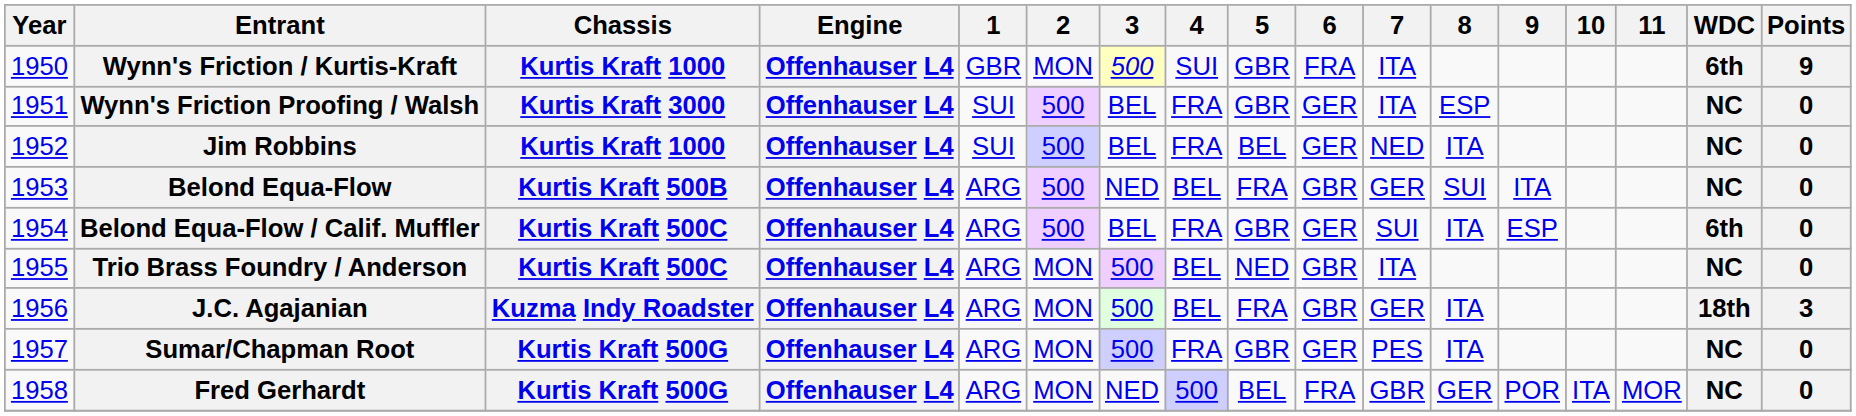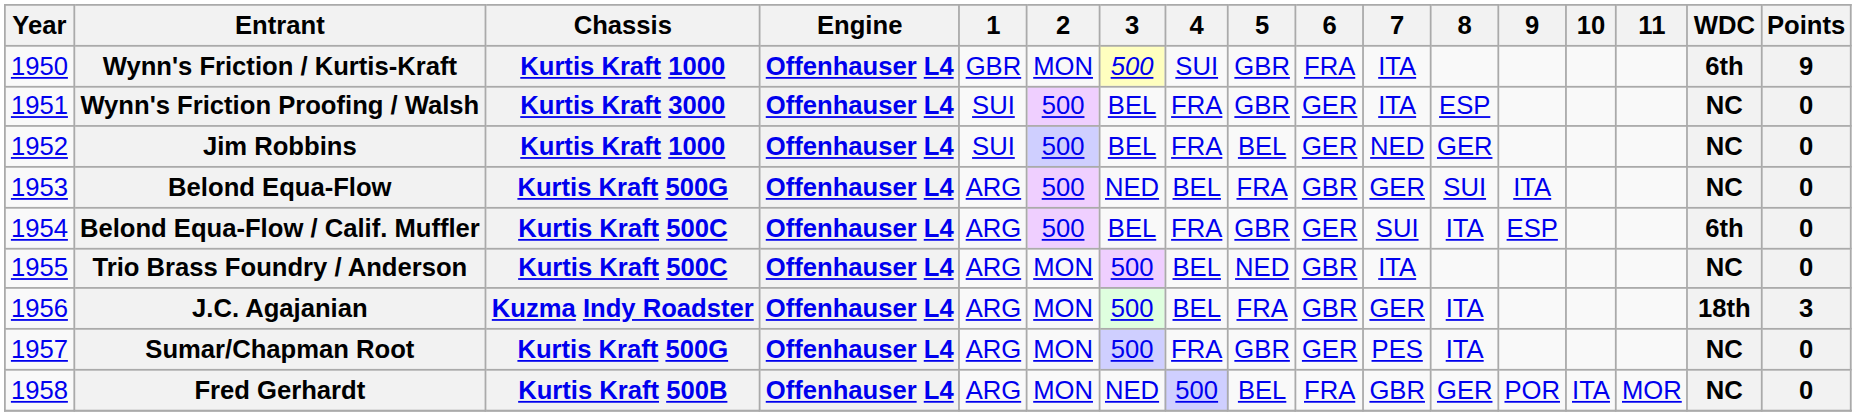(1465, 147) ITA -> (1465, 147) GER
(623, 188) Kurtis Kraft 500B -> (623, 188) Kurtis Kraft 500G
(623, 390) Kurtis Kraft 500G -> (623, 390) Kurtis Kraft 500B
